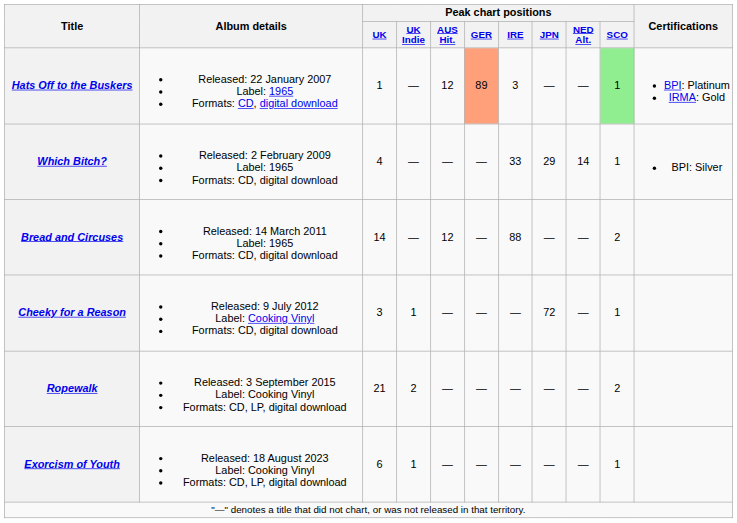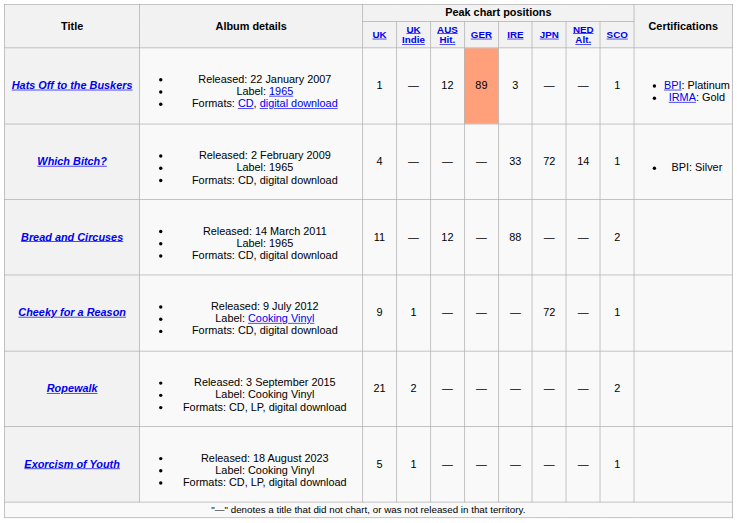(617, 85) lightgreen background -> (617, 85) no background
(549, 161) 29 -> (549, 161) 72
(380, 237) 14 -> (380, 237) 11
(380, 313) 3 -> (380, 313) 9
(380, 464) 6 -> (380, 464) 5
